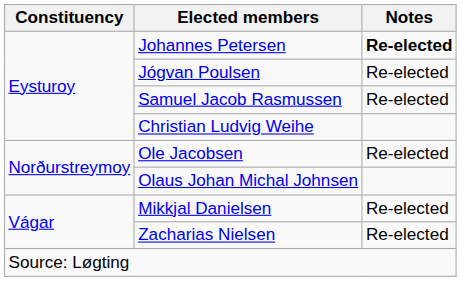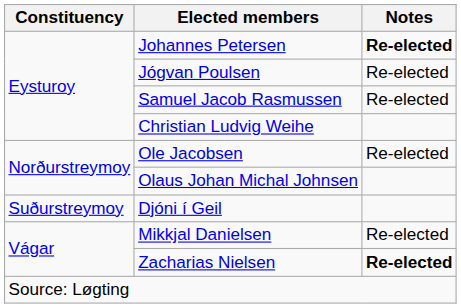+ row: (180, 208)
(407, 235) normal -> (409, 262) bold
